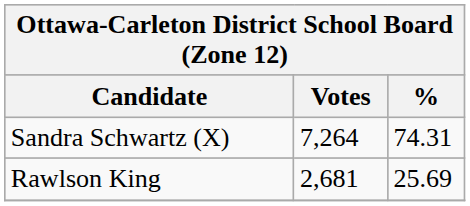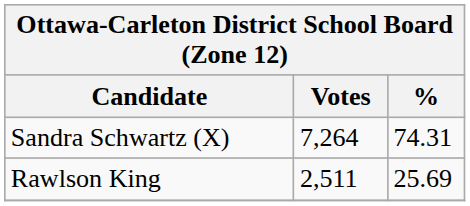(329, 178) 2,681 -> (329, 178) 2,511
